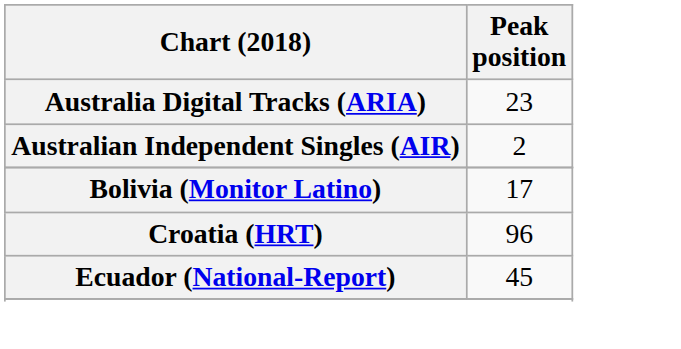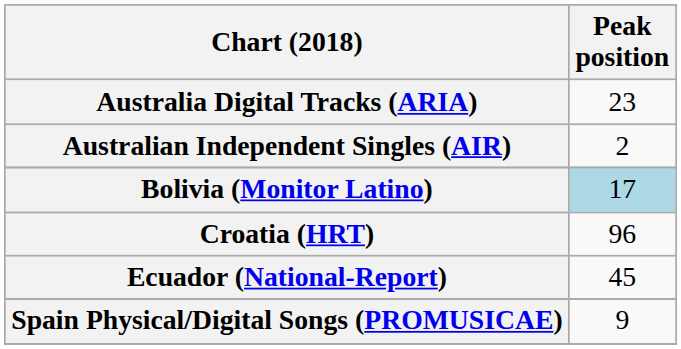(519, 189) no background -> (622, 189) lightblue background
+ row: (287, 320)
